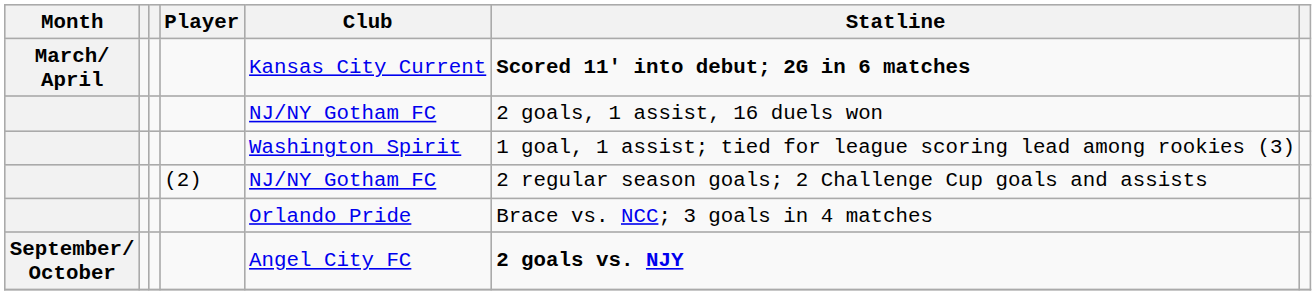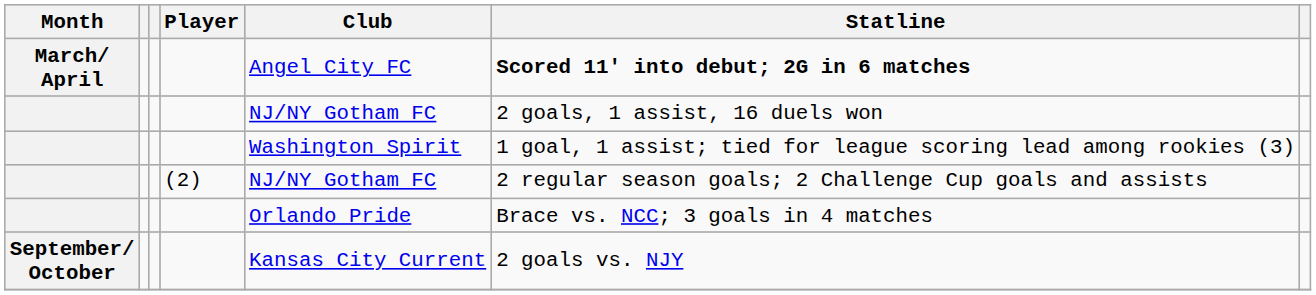(368, 68) Kansas City Current -> (330, 68) Angel City FC
(330, 261) Angel City FC -> (368, 261) Kansas City Current
(590, 261) bold -> (590, 261) normal
